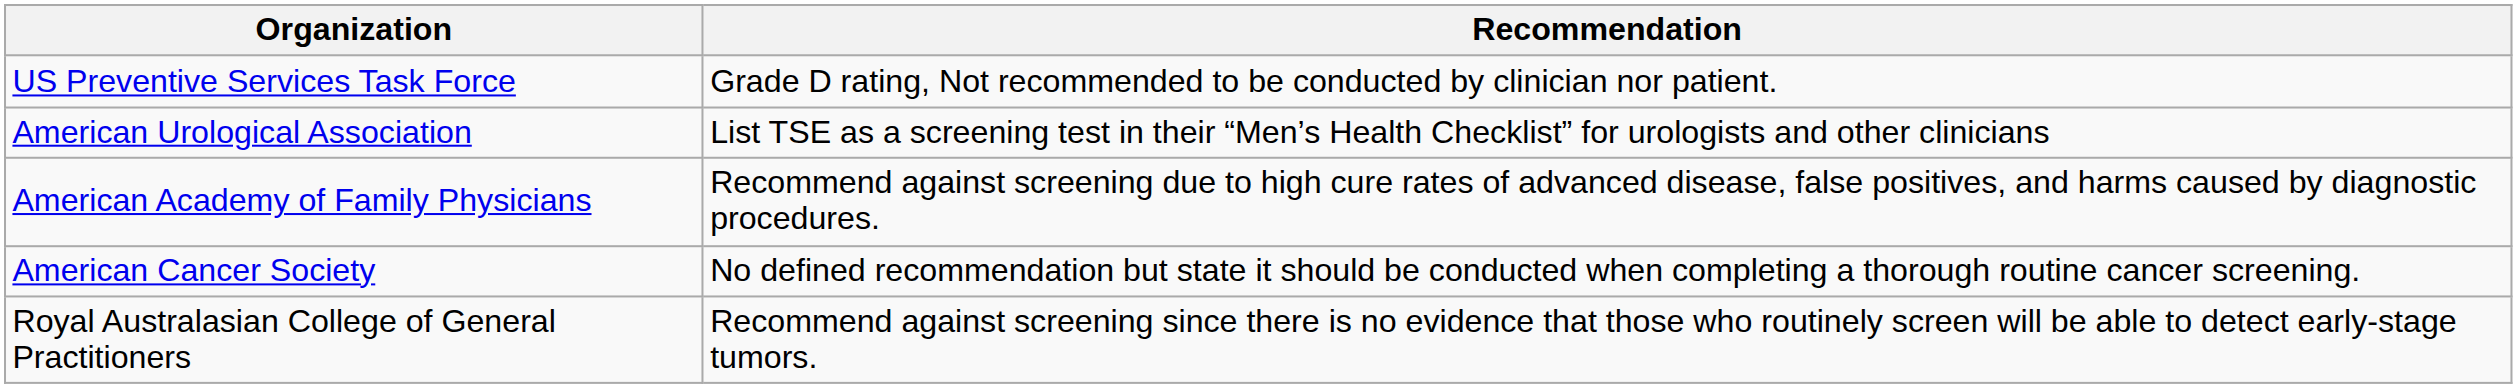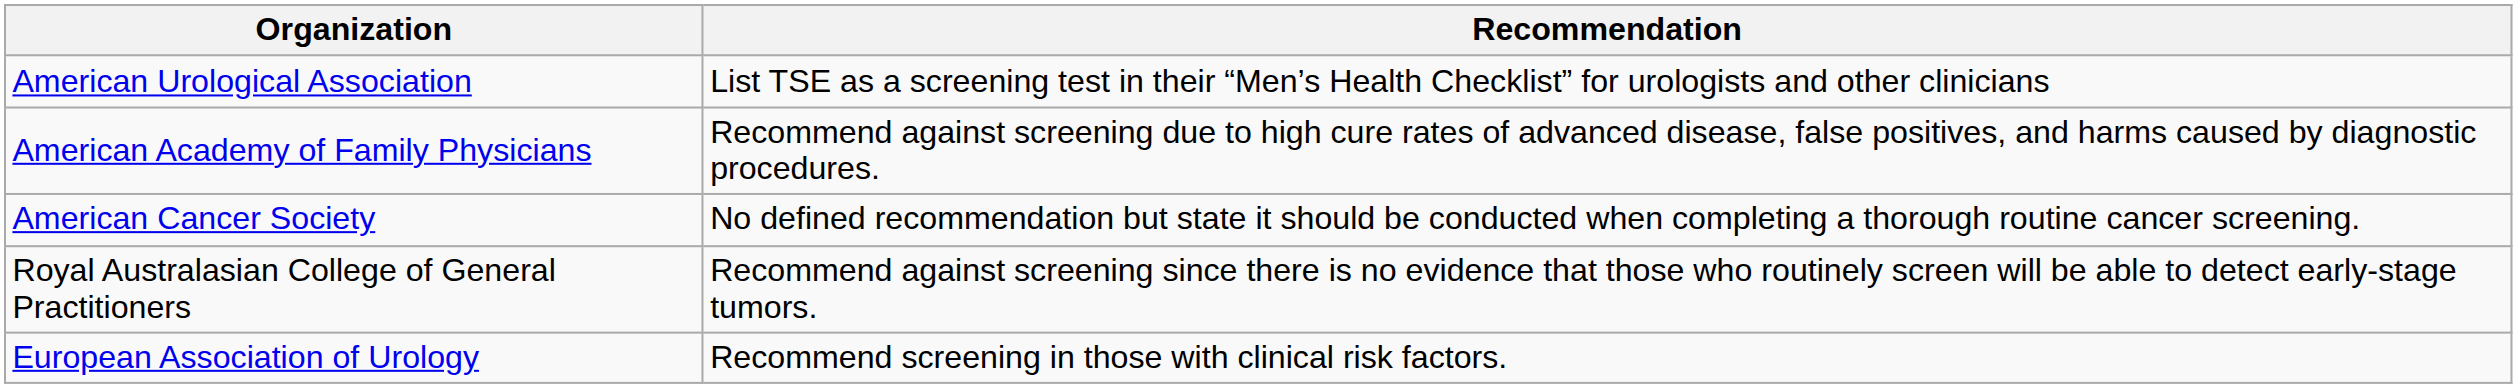- row: (264, 81)
+ row: (246, 357)
